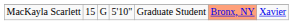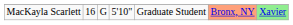(90, 12) 15 -> (90, 12) 16
(273, 12) no background -> (273, 12) lightgreen background
